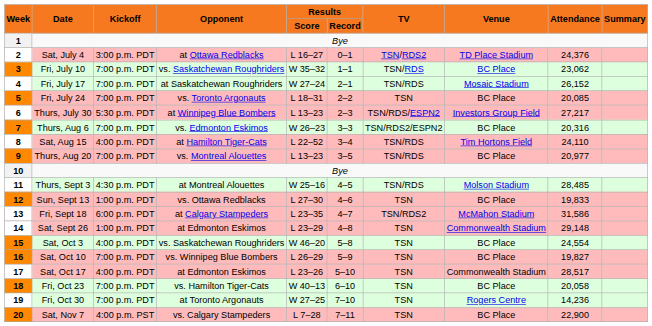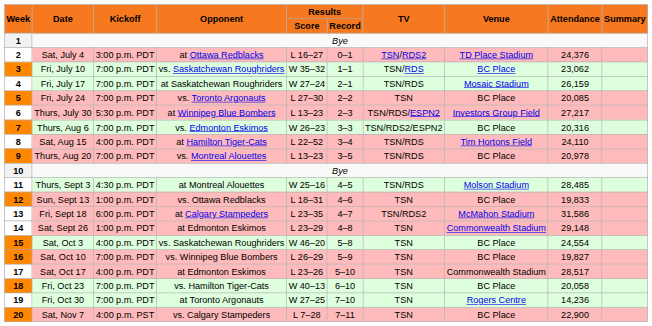(575, 84) 26,152 -> (575, 84) 26,159
(307, 98) L 18–31 -> (307, 98) L 27–30
(575, 156) 20,977 -> (575, 156) 20,978
(307, 199) L 27–30 -> (307, 199) L 18–31
